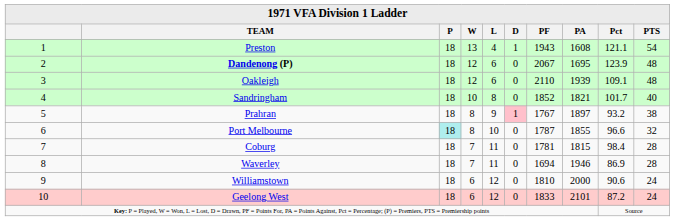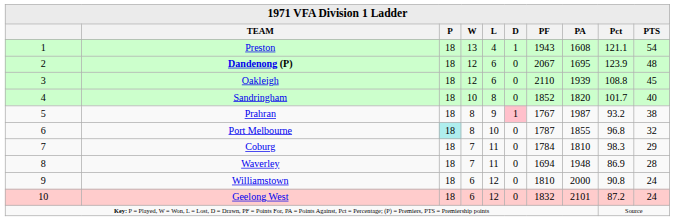(616, 81) 109.1 -> (616, 81) 108.8
(652, 81) 48 -> (652, 81) 45
(580, 97) 1821 -> (580, 97) 1820
(580, 114) 1897 -> (580, 114) 1987
(616, 131) 96.6 -> (616, 131) 96.8
(544, 147) 1781 -> (544, 147) 1784
(580, 147) 1815 -> (580, 147) 1810
(616, 147) 98.4 -> (616, 147) 98.3
(652, 147) 28 -> (652, 147) 29
(580, 164) 1946 -> (580, 164) 1948
(616, 181) 90.6 -> (616, 181) 90.8
(544, 197) 1833 -> (544, 197) 1832
